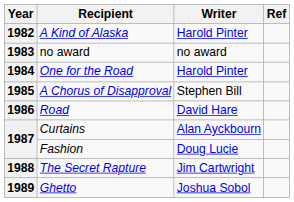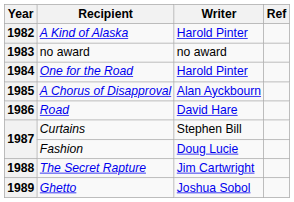(209, 91) Stephen Bill -> (219, 91) Alan Ayckbourn
(219, 129) Alan Ayckbourn -> (209, 129) Stephen Bill
